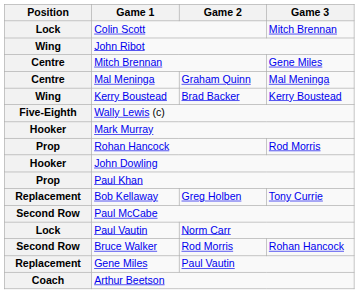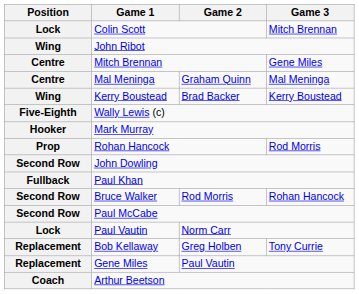(48, 163) Hooker -> (48, 163) Second Row
(48, 180) Prop -> (48, 180) Fullback
rows swapped: (126, 247) <-> (126, 197)
